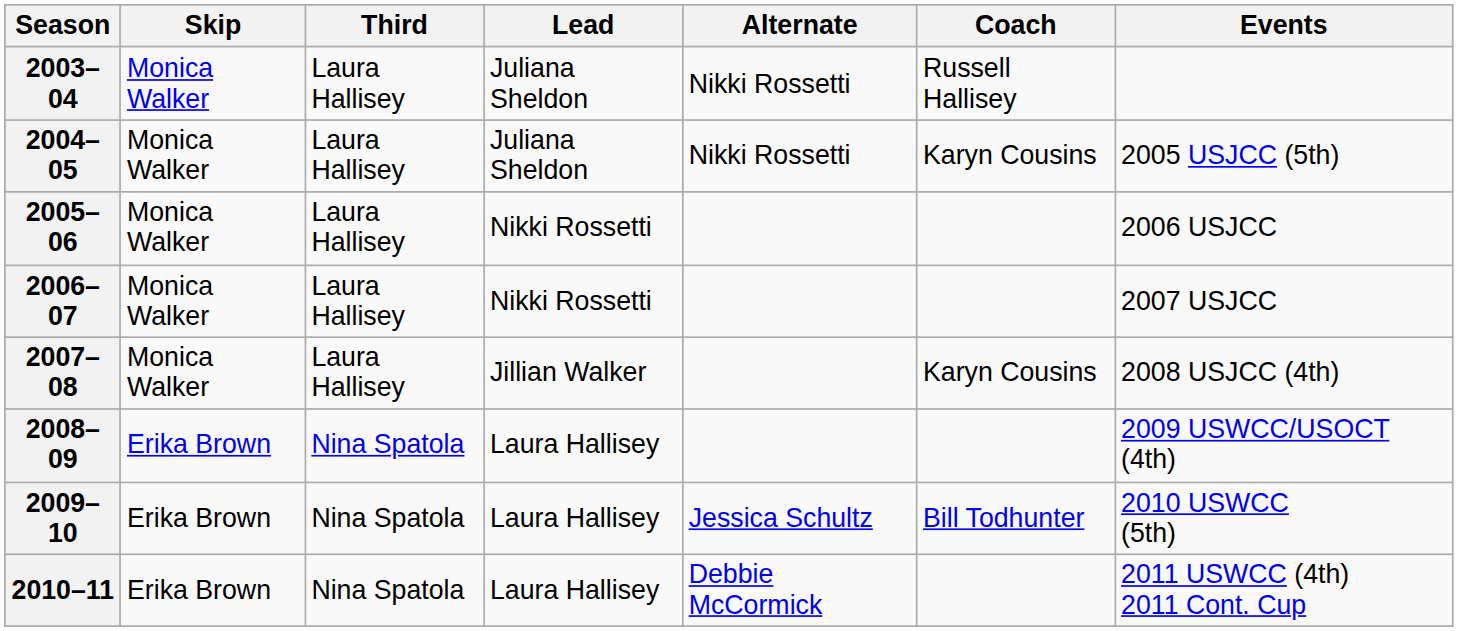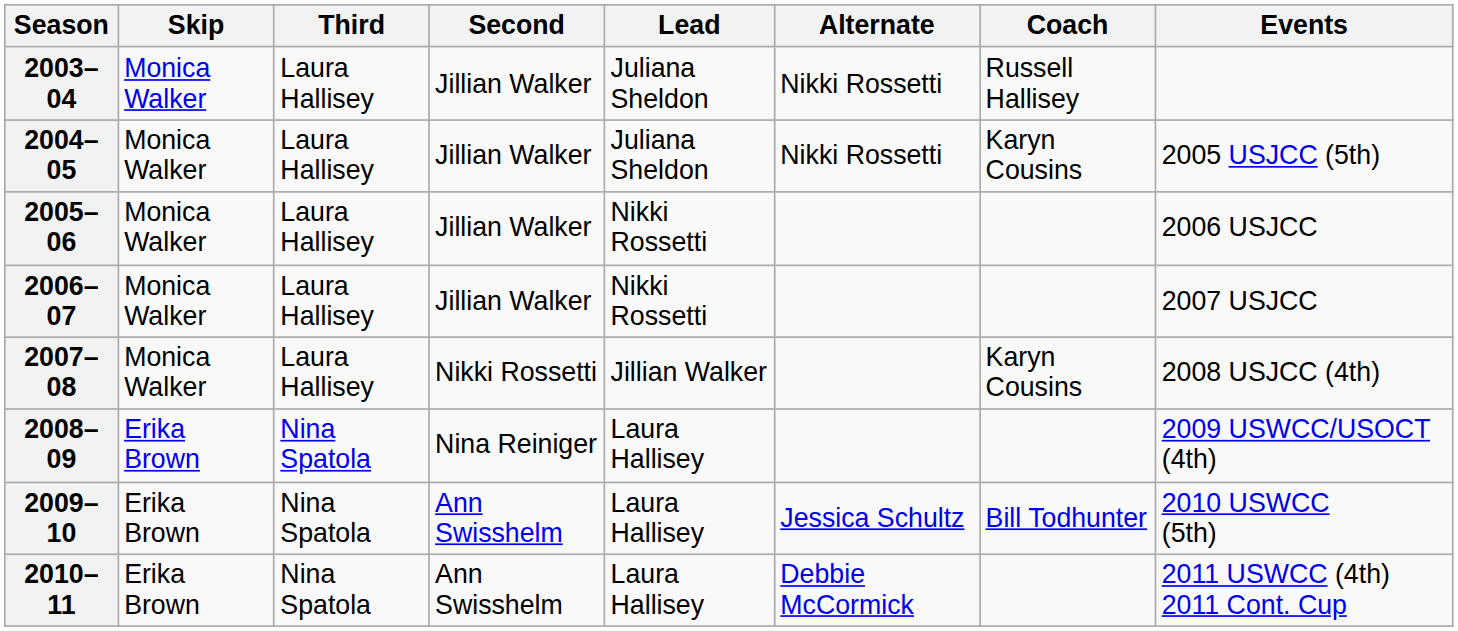+ column: (517, 25)
